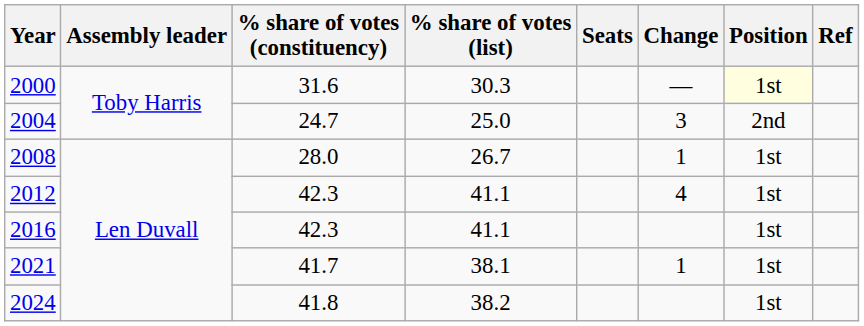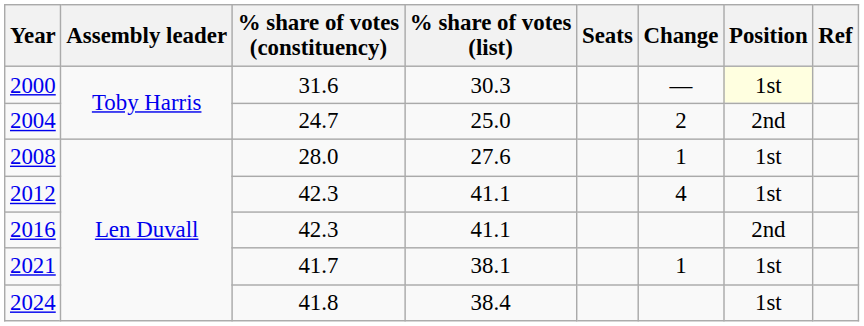(681, 120) 3 -> (681, 120) 2
(491, 157) 26.7 -> (491, 157) 27.6
(768, 229) 1st -> (768, 229) 2nd
(491, 302) 38.2 -> (491, 302) 38.4
